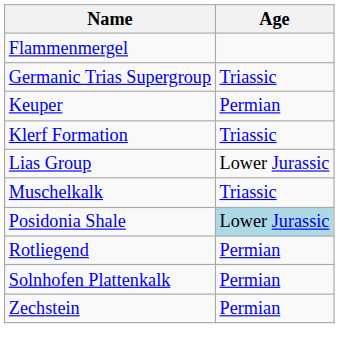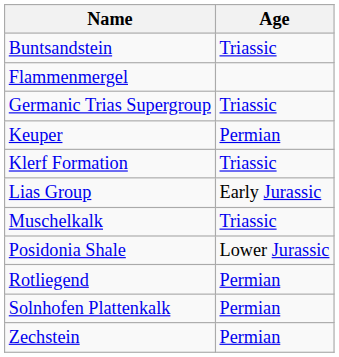+ row: (60, 47)
(274, 163) Lower Jurassic -> (270, 192) Early Jurassic
(274, 221) lightblue background -> (274, 250) no background
